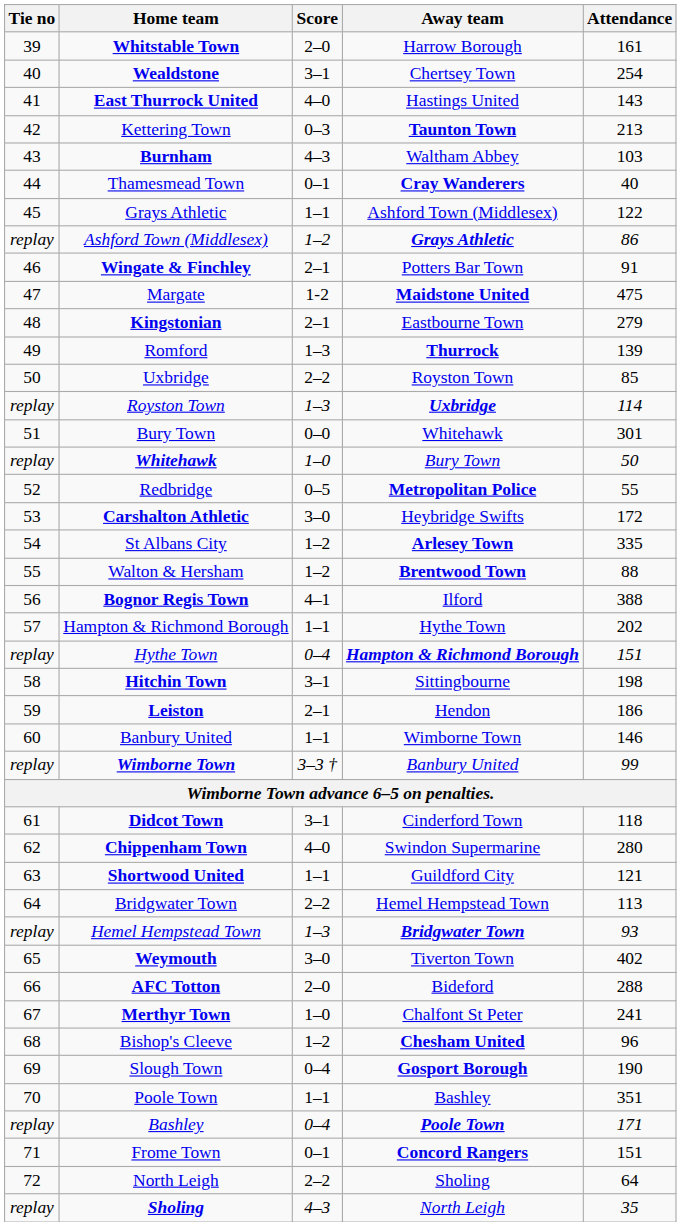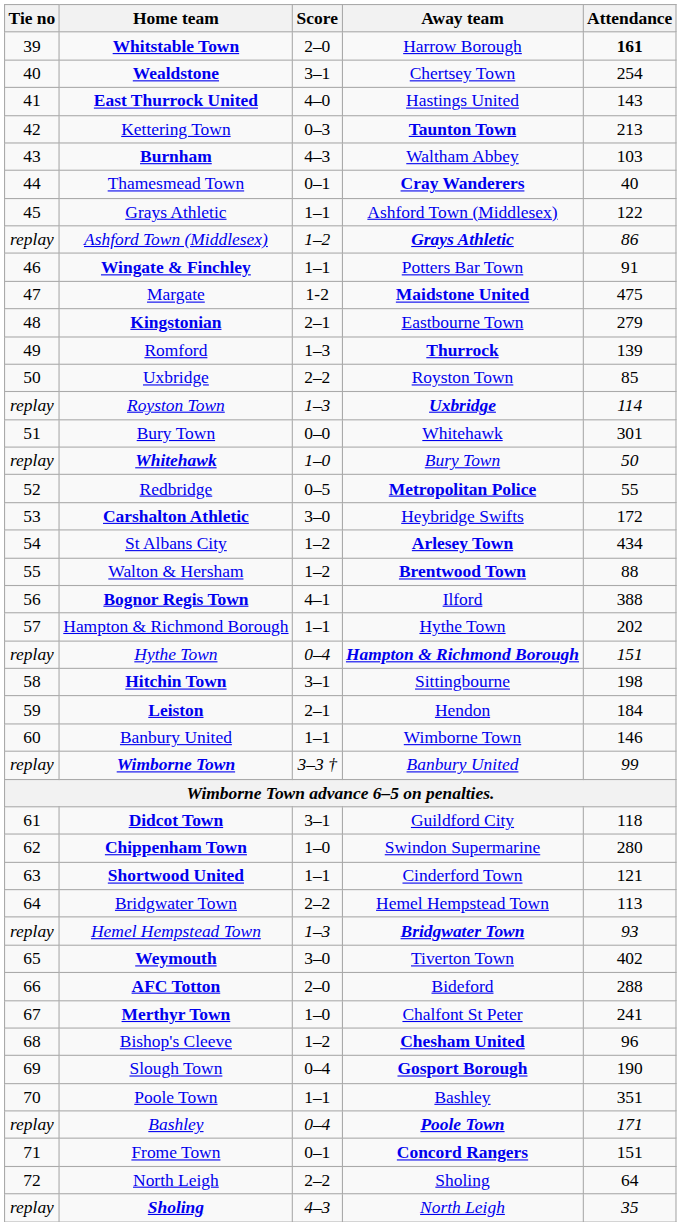(630, 45) normal -> (630, 45) bold
(317, 267) 2–1 -> (317, 267) 1–1
(630, 543) 335 -> (630, 543) 434
(630, 709) 186 -> (630, 709) 184
(462, 820) Cinderford Town -> (462, 820) Guildford City
(317, 848) 4–0 -> (317, 848) 1–0
(462, 875) Guildford City -> (462, 875) Cinderford Town
